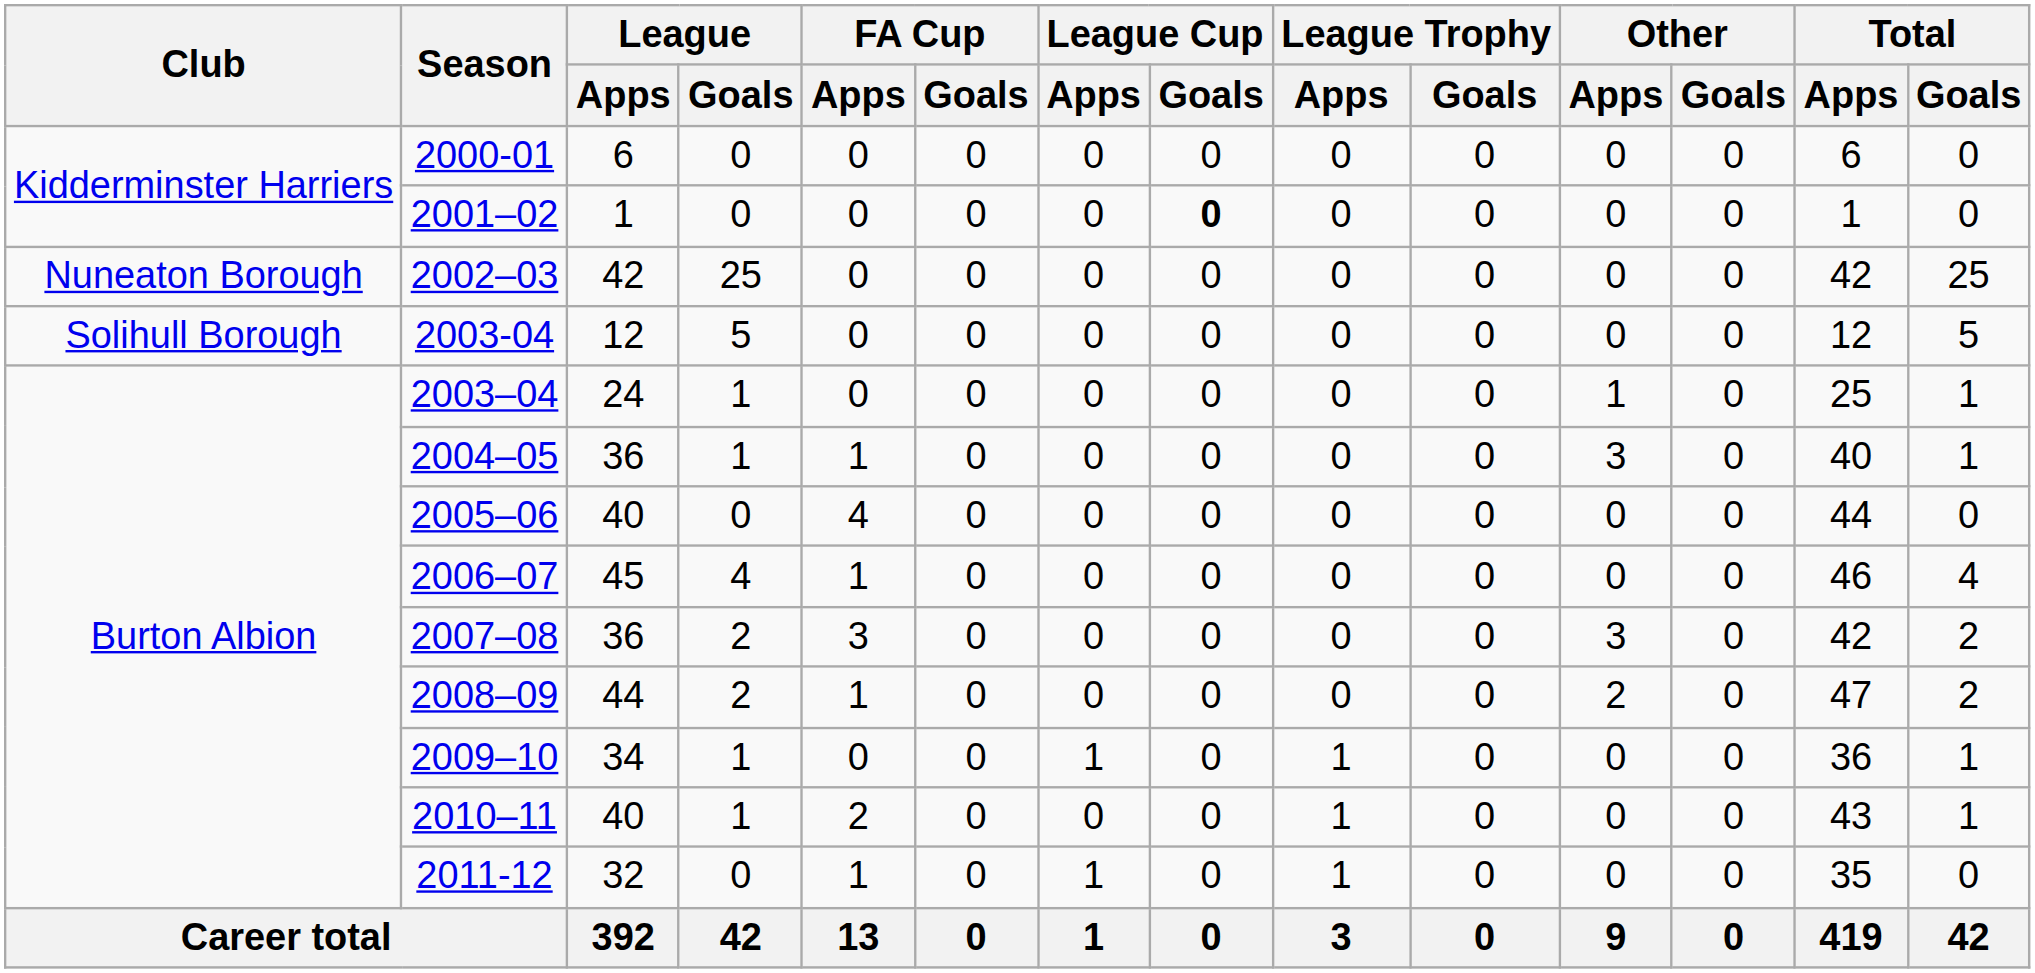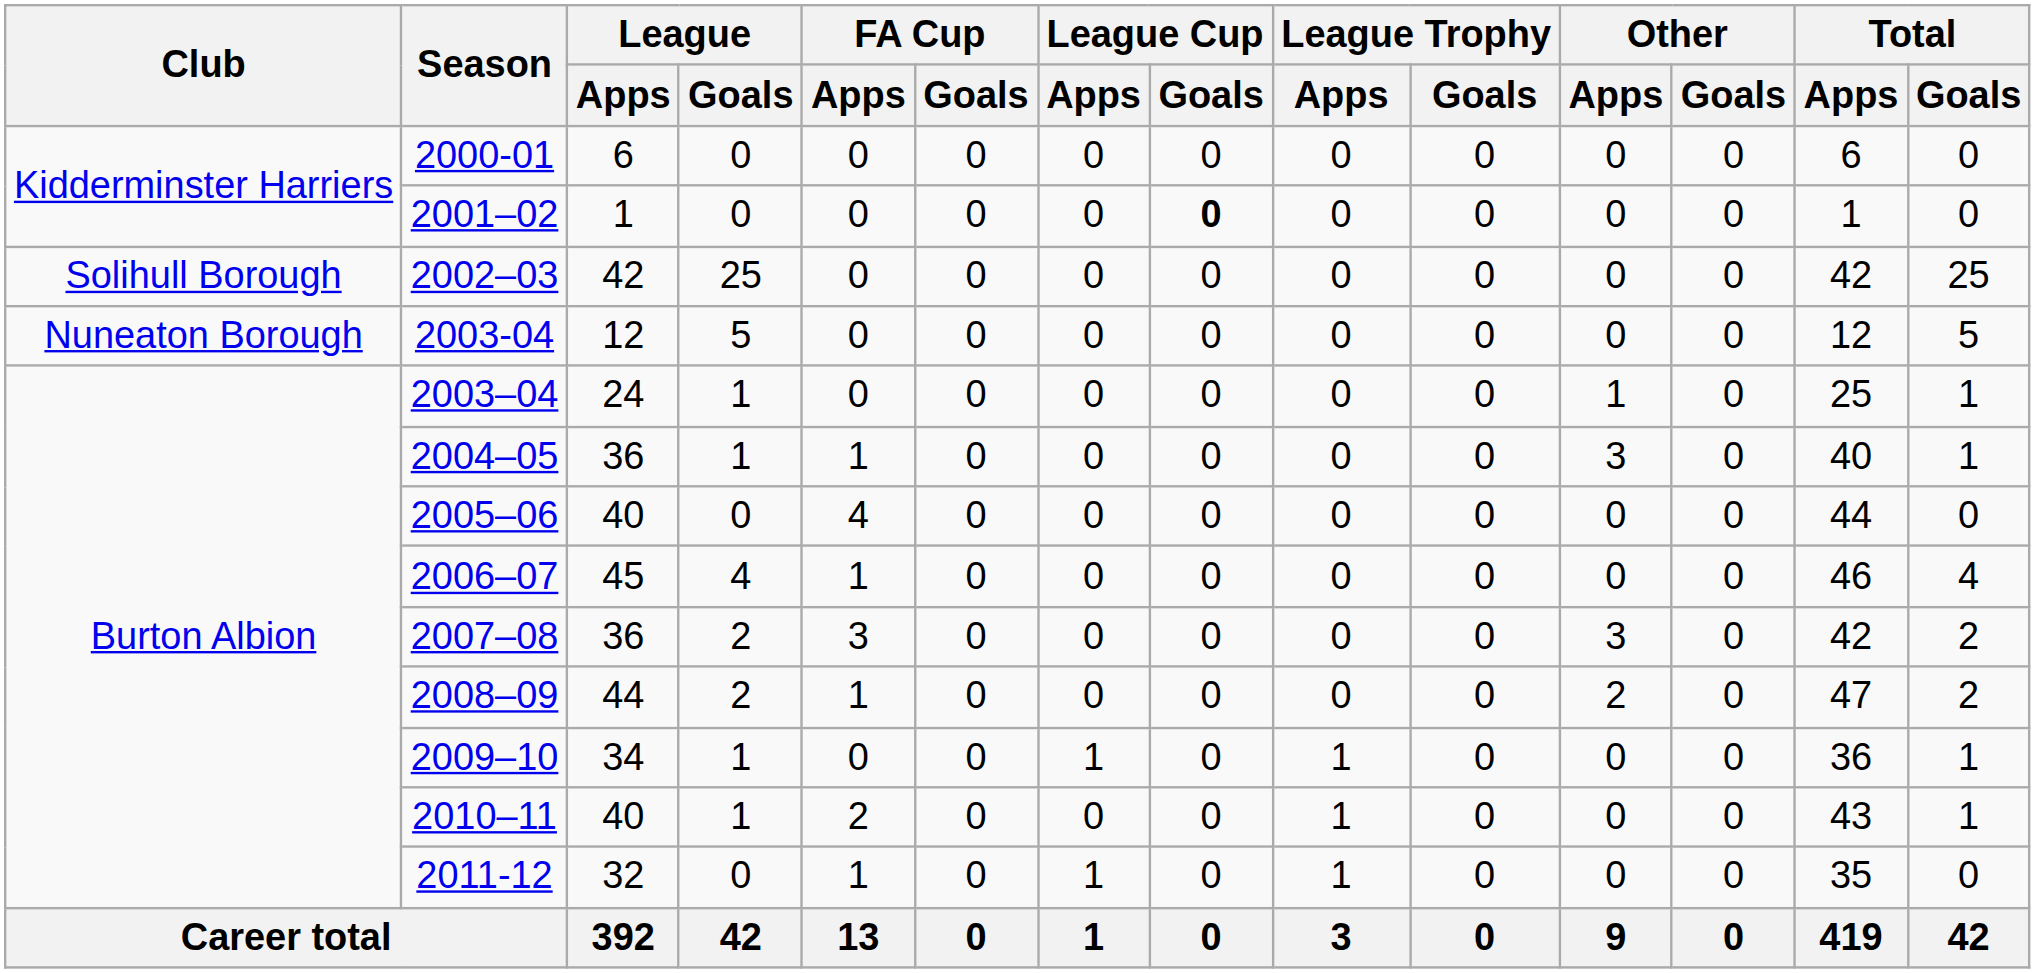(204, 275) Nuneaton Borough -> (204, 275) Solihull Borough
(204, 335) Solihull Borough -> (204, 335) Nuneaton Borough
